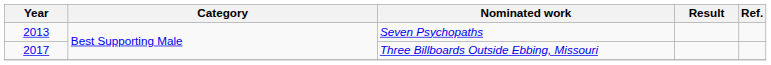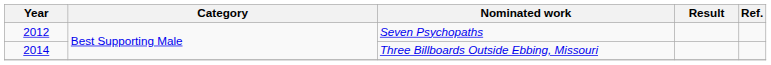(36, 32) 2013 -> (36, 32) 2012
(36, 50) 2017 -> (36, 50) 2014
